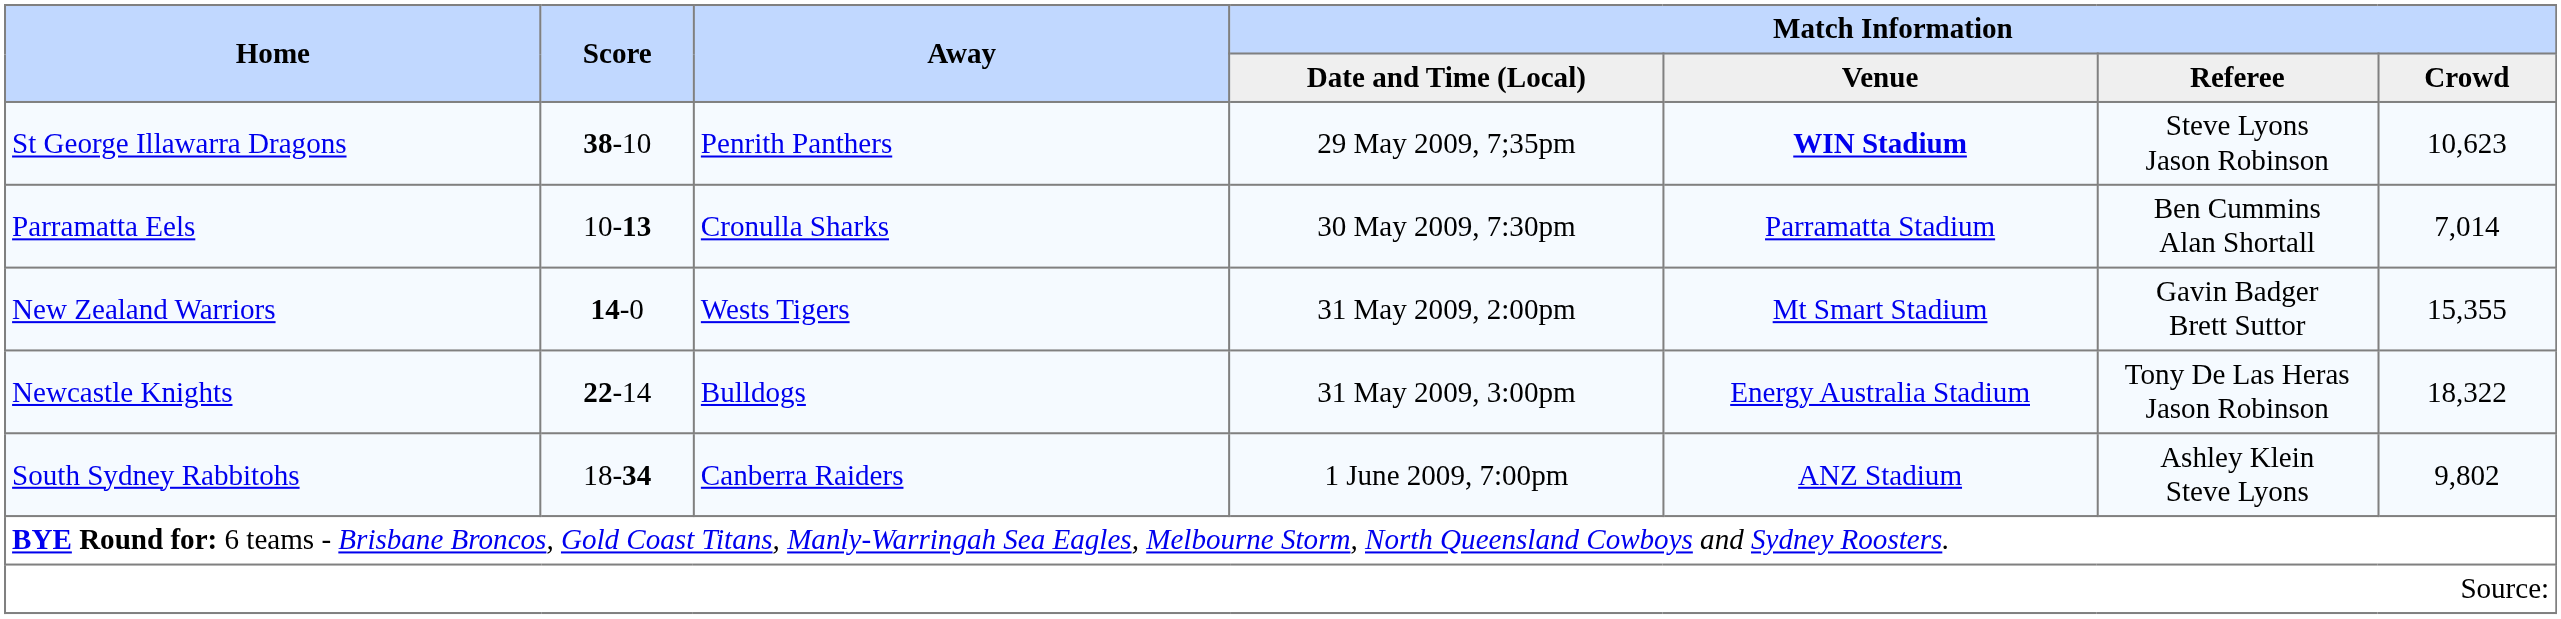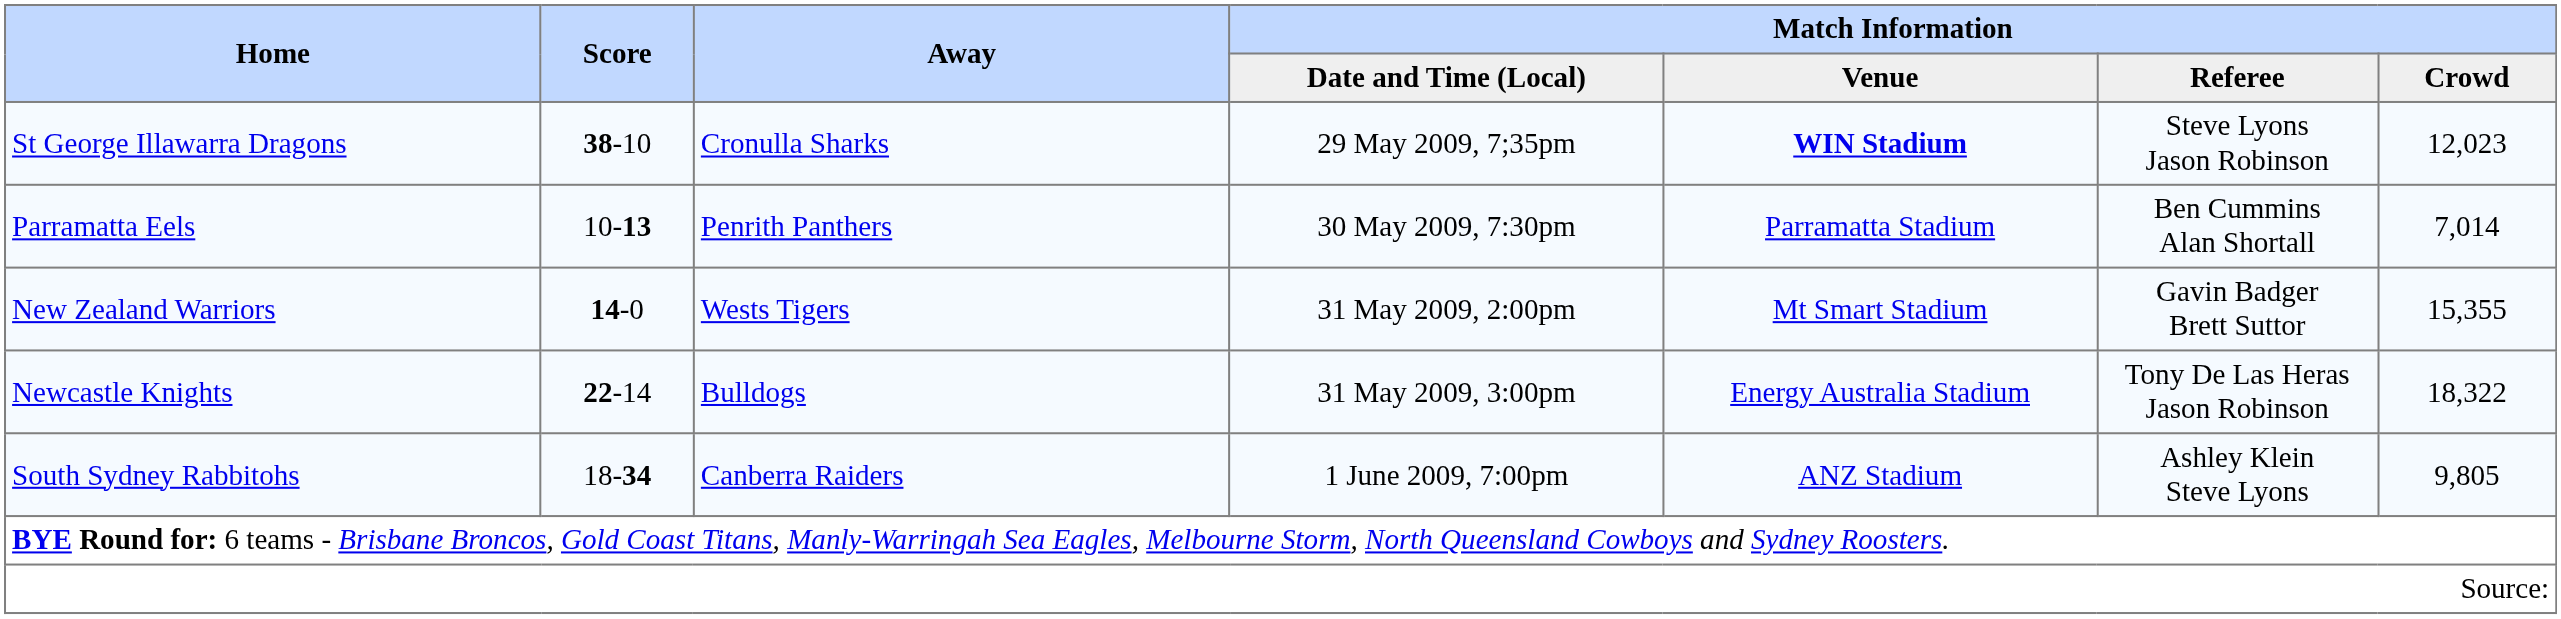(797, 142) Penrith Panthers -> (795, 142) Cronulla Sharks
(2467, 142) 10,623 -> (2467, 142) 12,023
(795, 225) Cronulla Sharks -> (797, 225) Penrith Panthers
(2467, 474) 9,802 -> (2467, 474) 9,805
